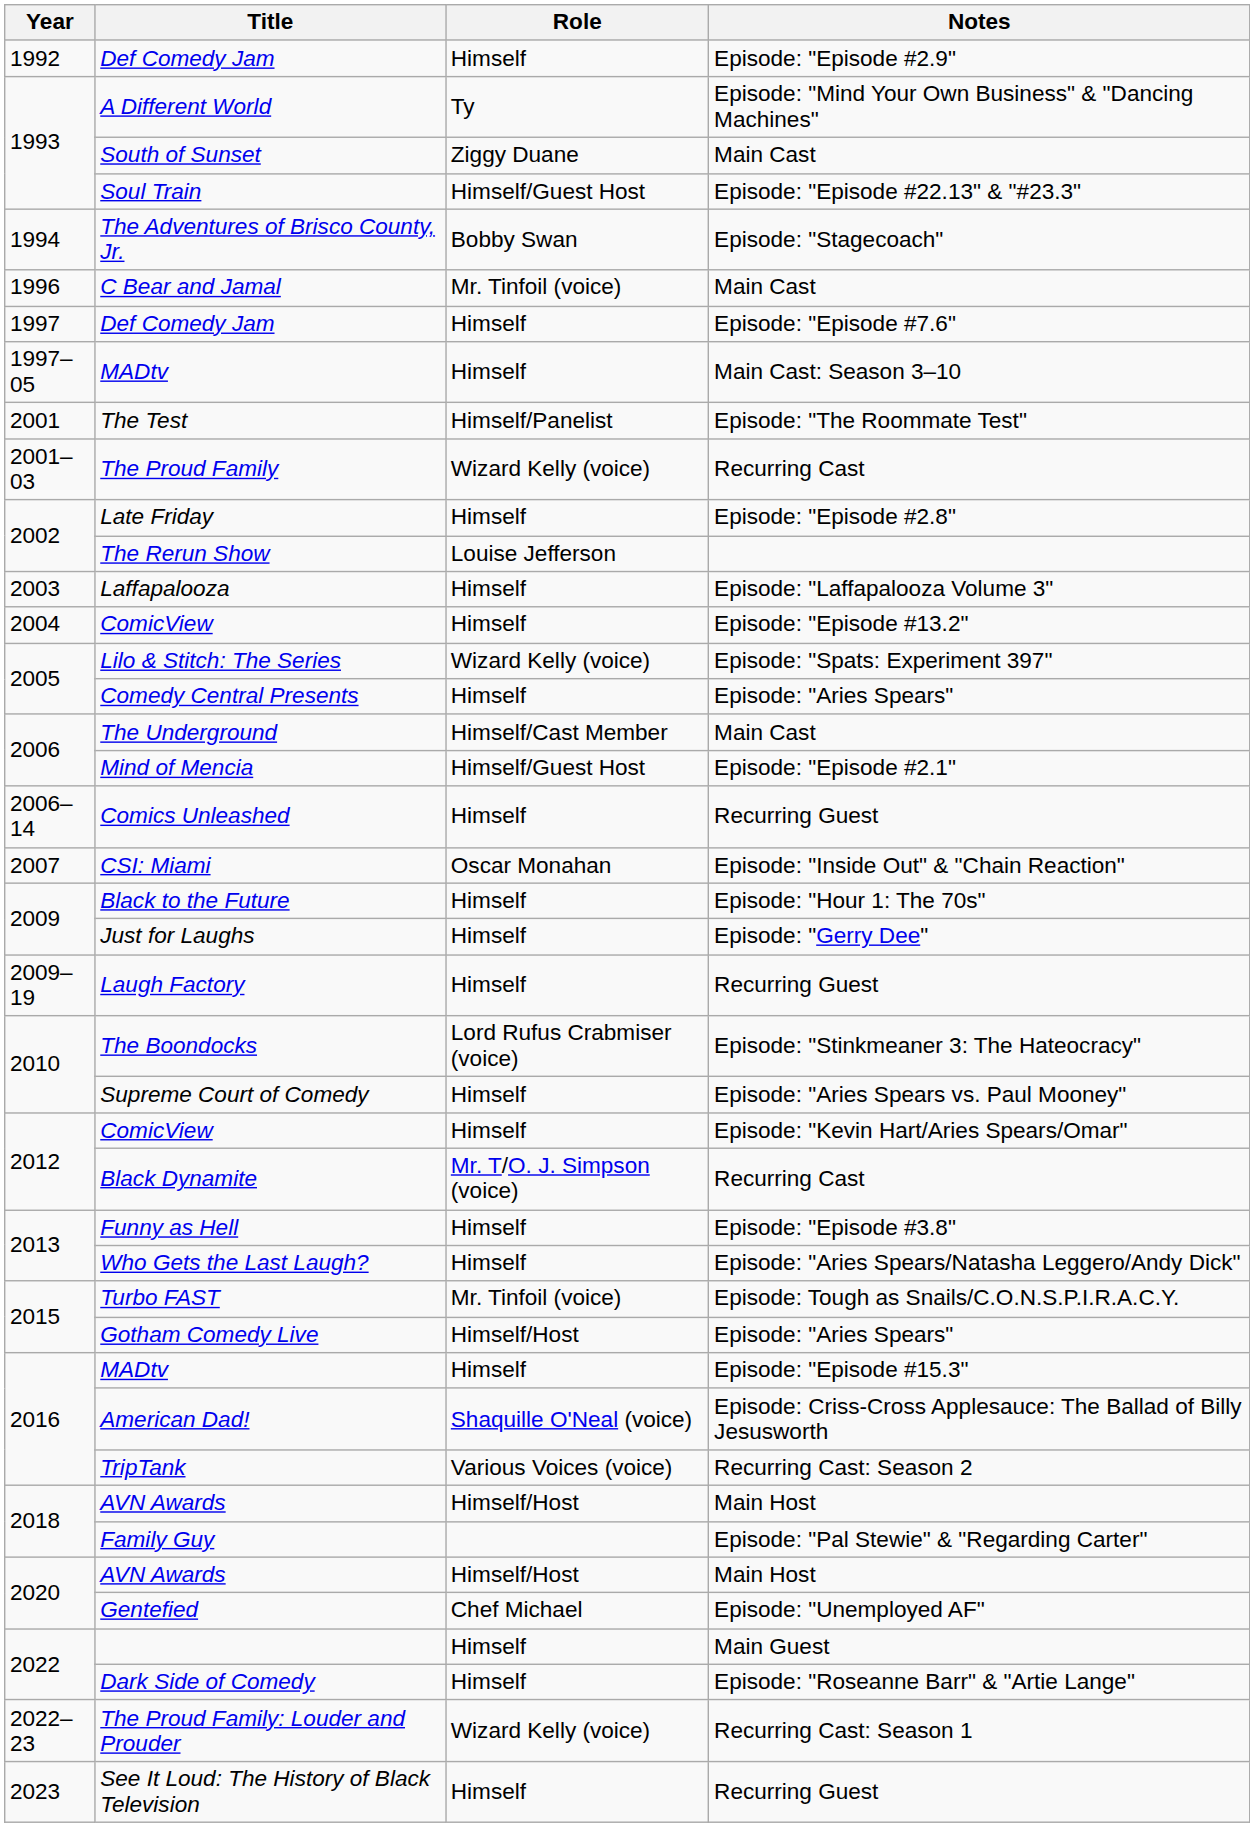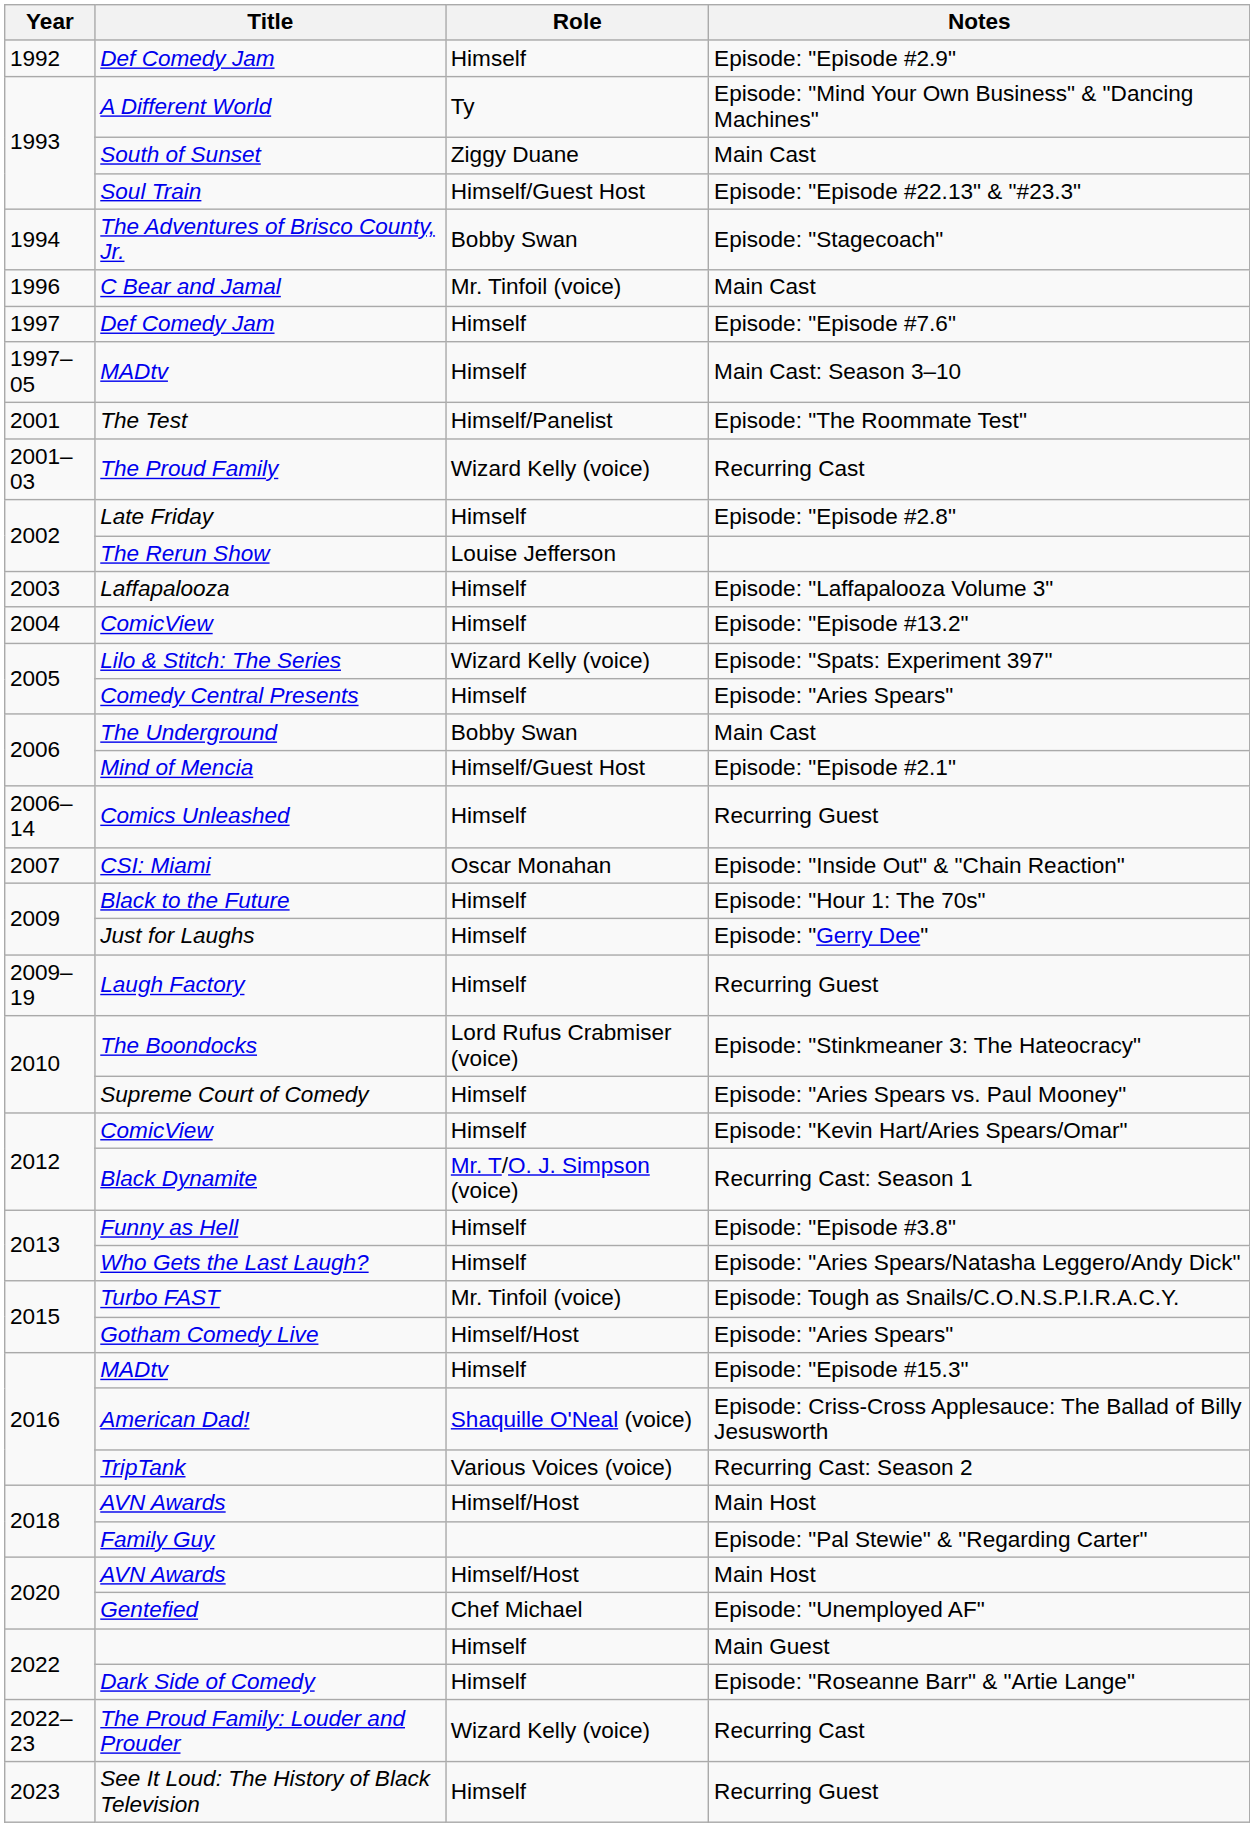(559, 732) Himself/Cast Member -> (514, 732) Bobby Swan
(789, 1178) Recurring Cast -> (843, 1178) Recurring Cast: Season 1
(843, 1730) Recurring Cast: Season 1 -> (789, 1730) Recurring Cast
